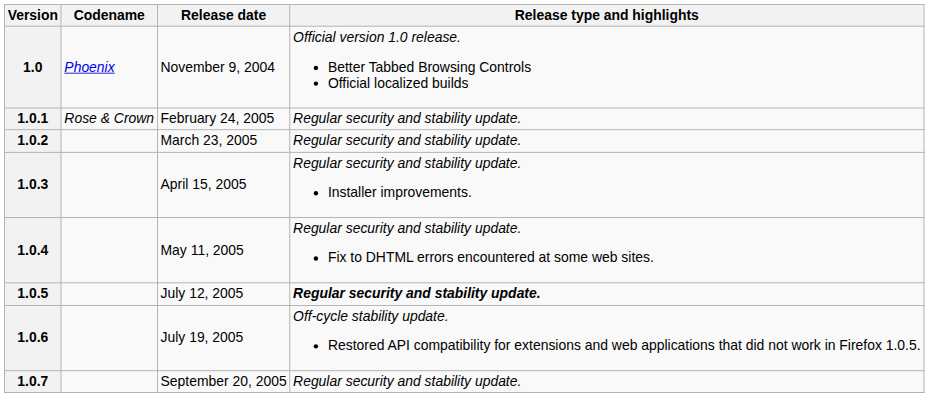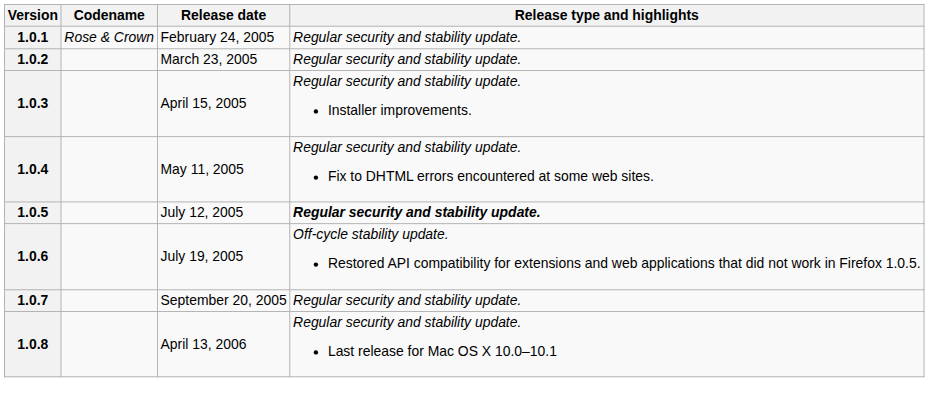- row: (33, 67)
+ row: (33, 344)
